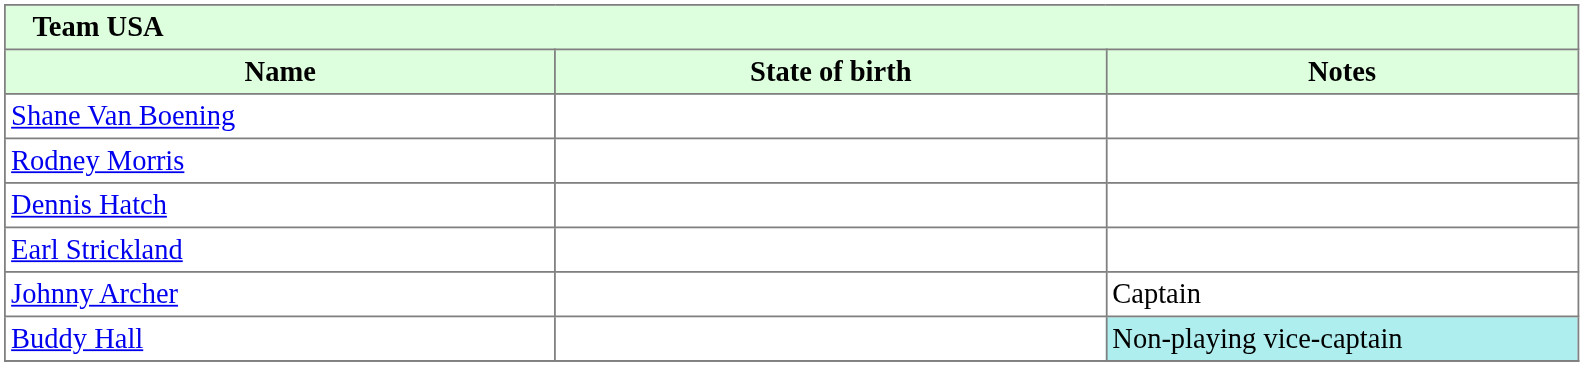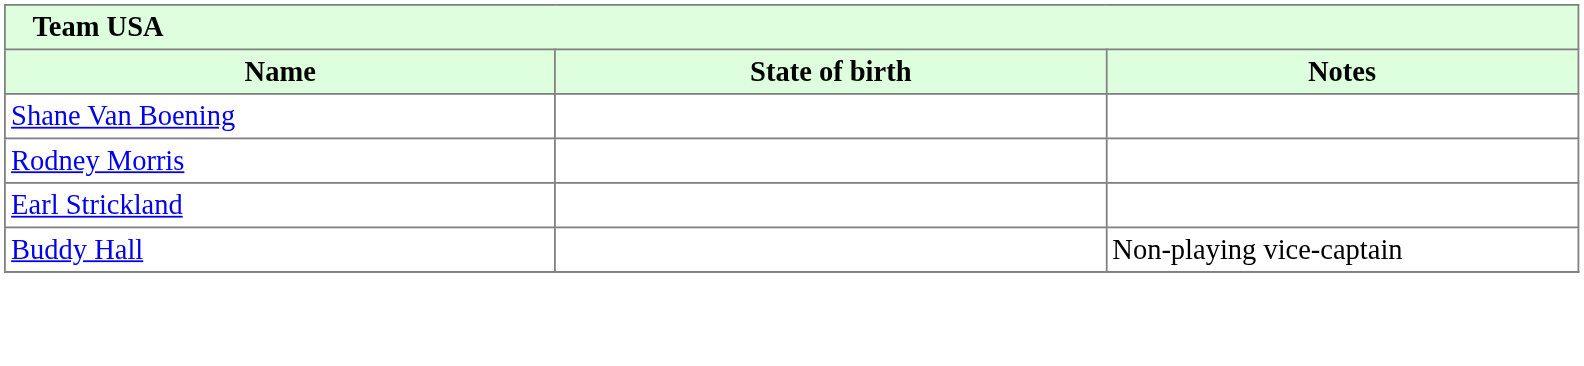- row: (89, 204)
- row: (95, 293)
(1257, 338) paleturquoise background -> (1257, 249) no background
